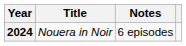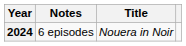columns swapped: (75, 13) <-> (145, 13)
